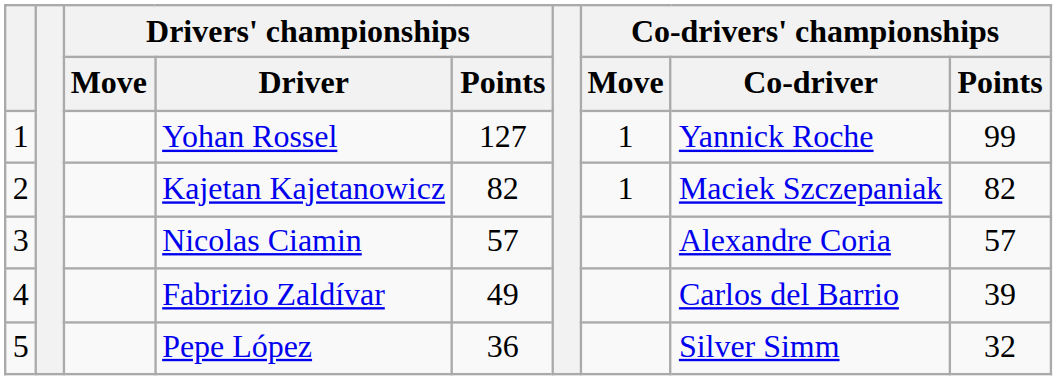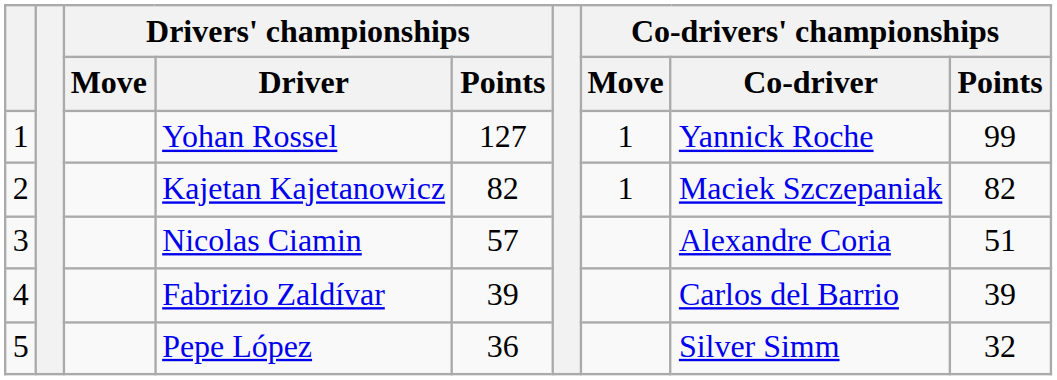(1000, 241) 57 -> (1000, 241) 51
(503, 294) 49 -> (503, 294) 39
